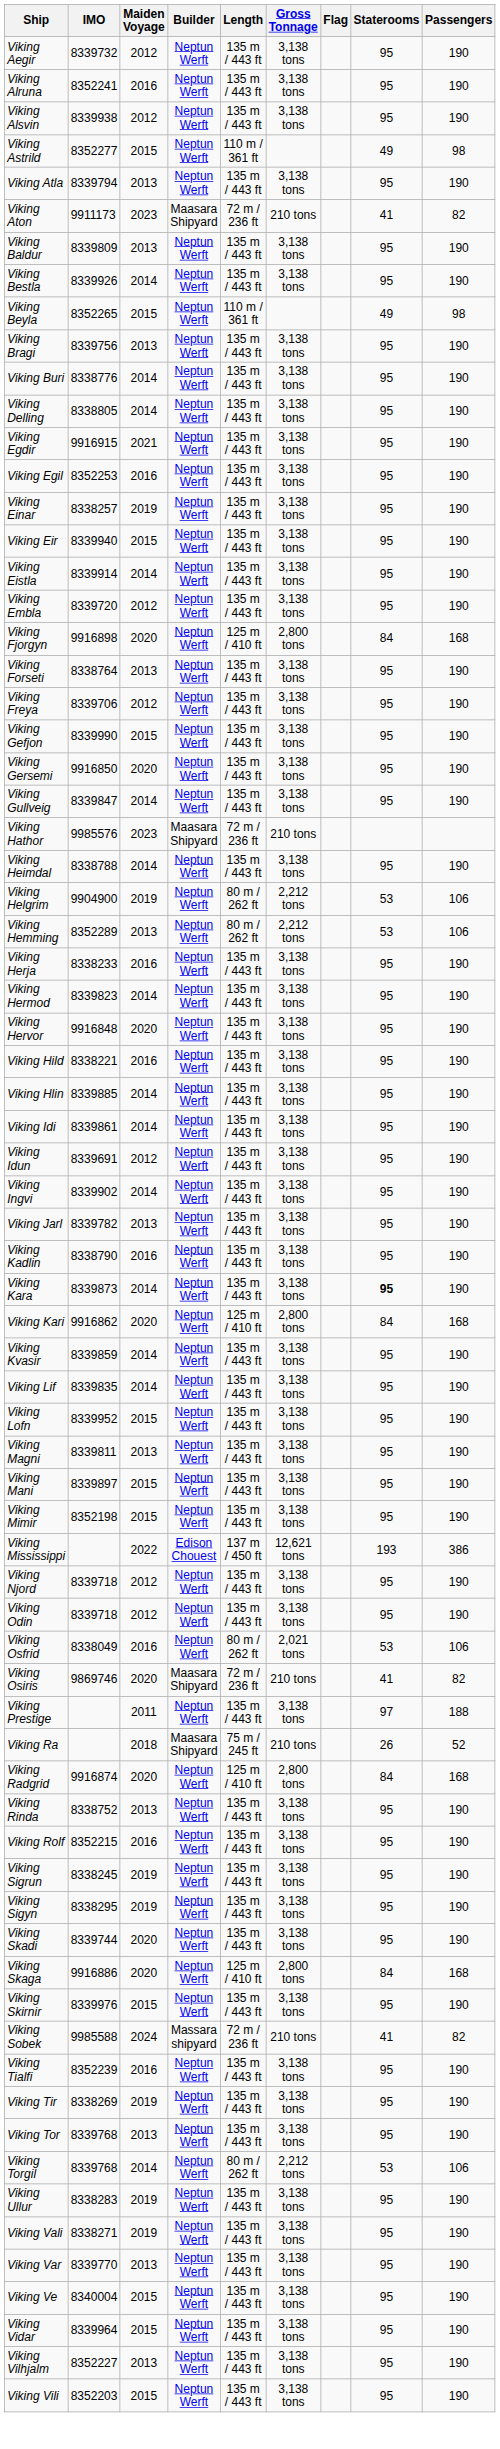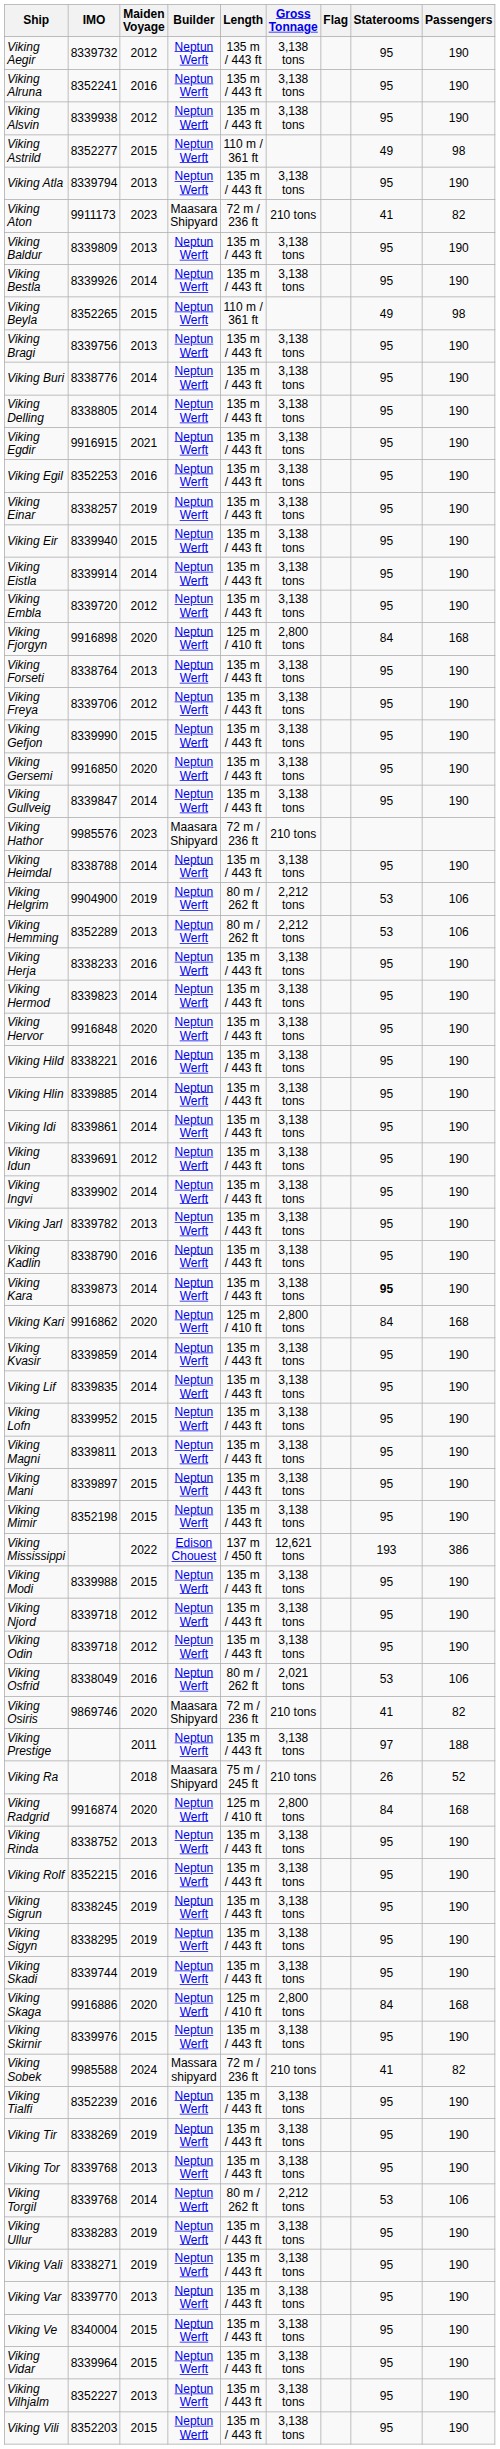+ row: (23, 1582)
(144, 1940) 2020 -> (144, 1972) 2019
